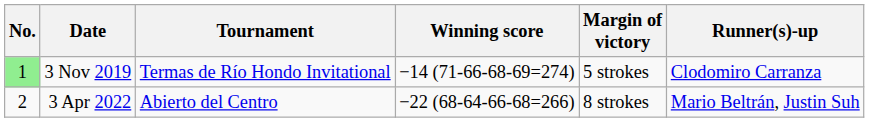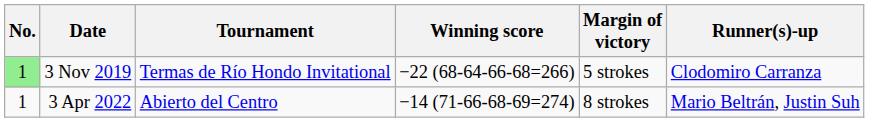(487, 71) −14 (71-66-68-69=274) -> (487, 71) −22 (68-64-66-68=266)
(22, 102) 2 -> (22, 102) 1
(487, 102) −22 (68-64-66-68=266) -> (487, 102) −14 (71-66-68-69=274)
